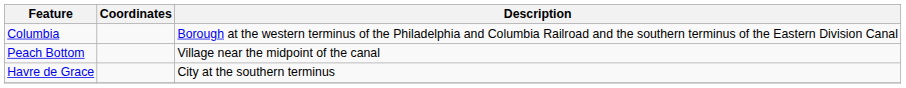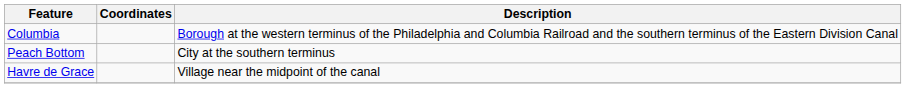(279, 53) Village near the midpoint of the canal -> (256, 53) City at the southern terminus
(256, 72) City at the southern terminus -> (279, 72) Village near the midpoint of the canal
